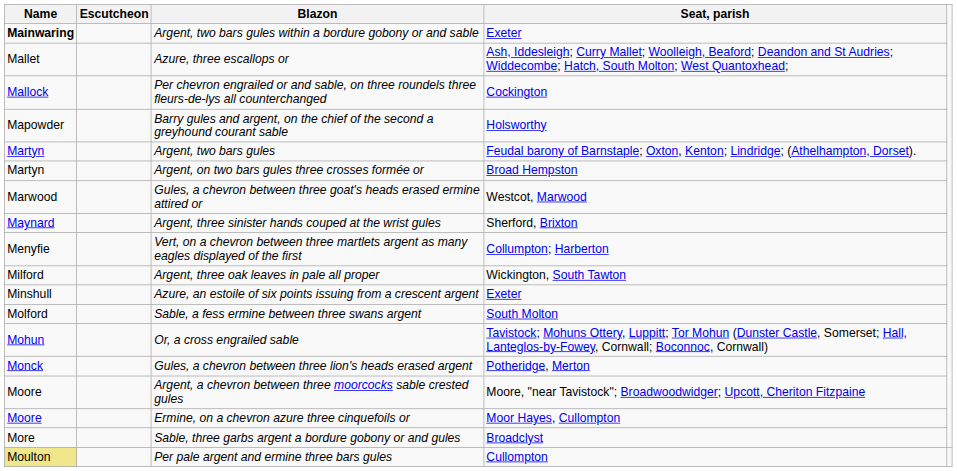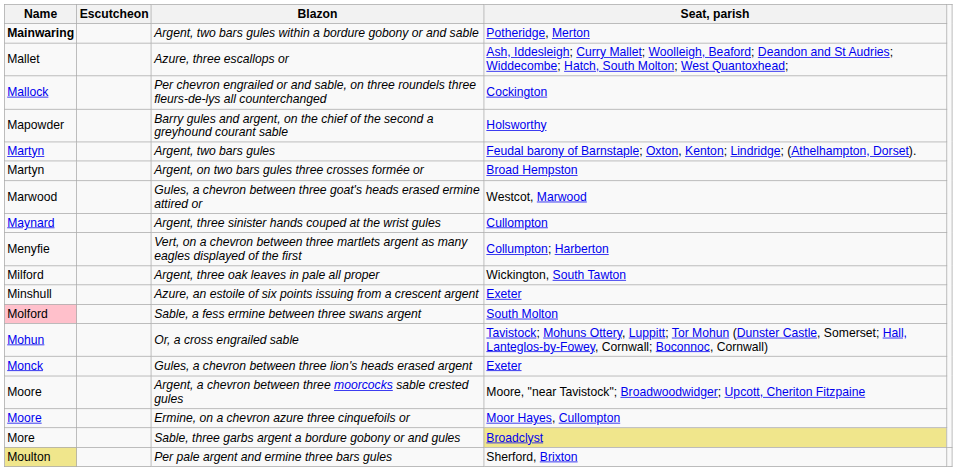(504, 33) Exeter -> (538, 33) Potheridge, Merton
(532, 223) Sherford, Brixton -> (517, 223) Cullompton
(27, 313) no background -> (27, 313) pink background
(538, 366) Potheridge, Merton -> (504, 366) Exeter
(515, 437) no background -> (515, 437) khaki background
(517, 457) Cullompton -> (532, 457) Sherford, Brixton
